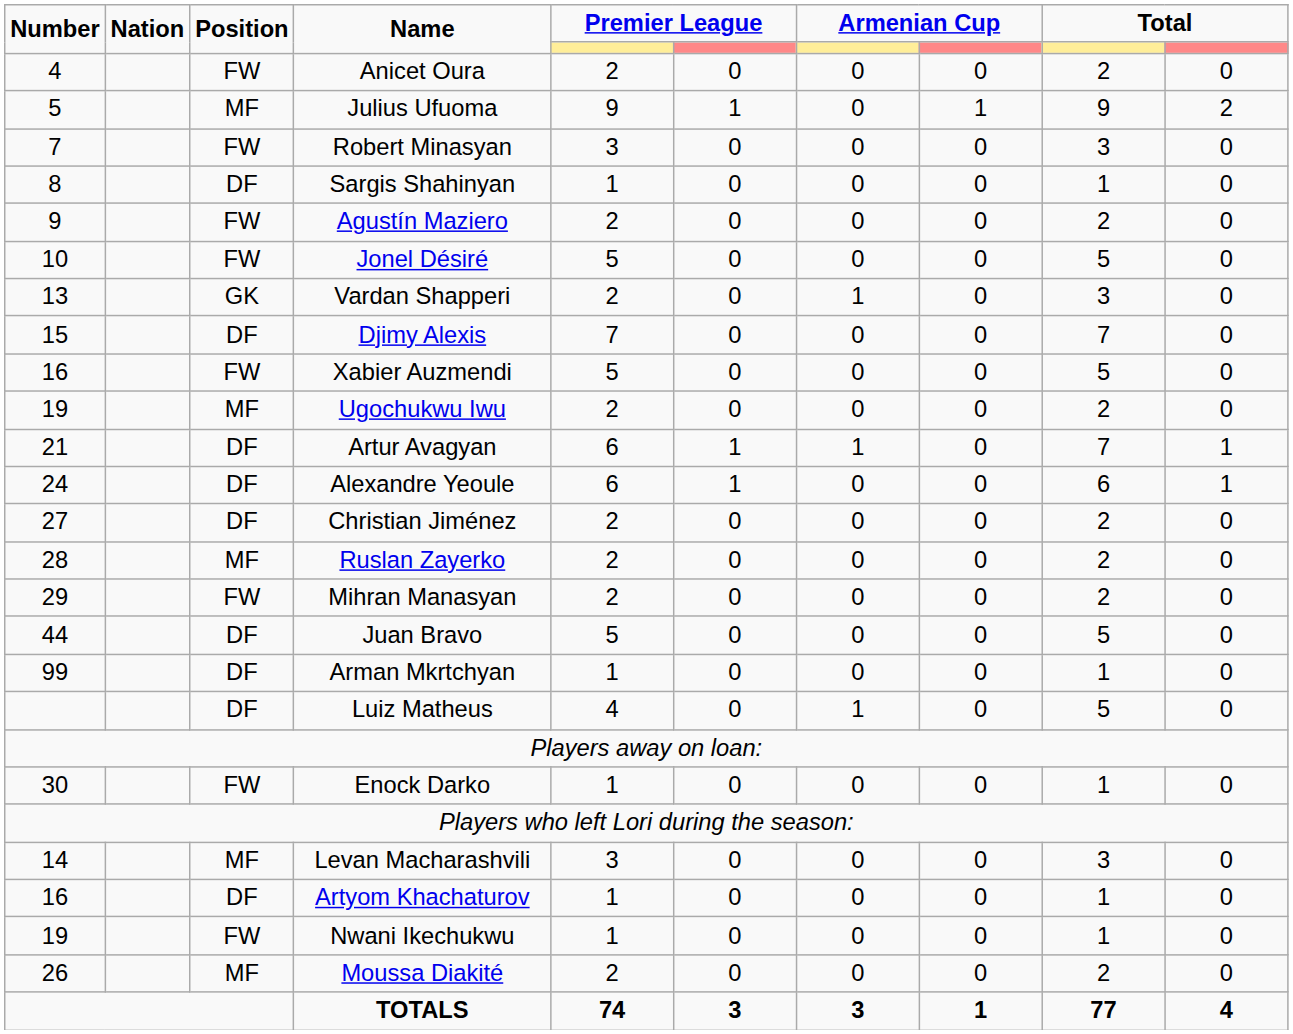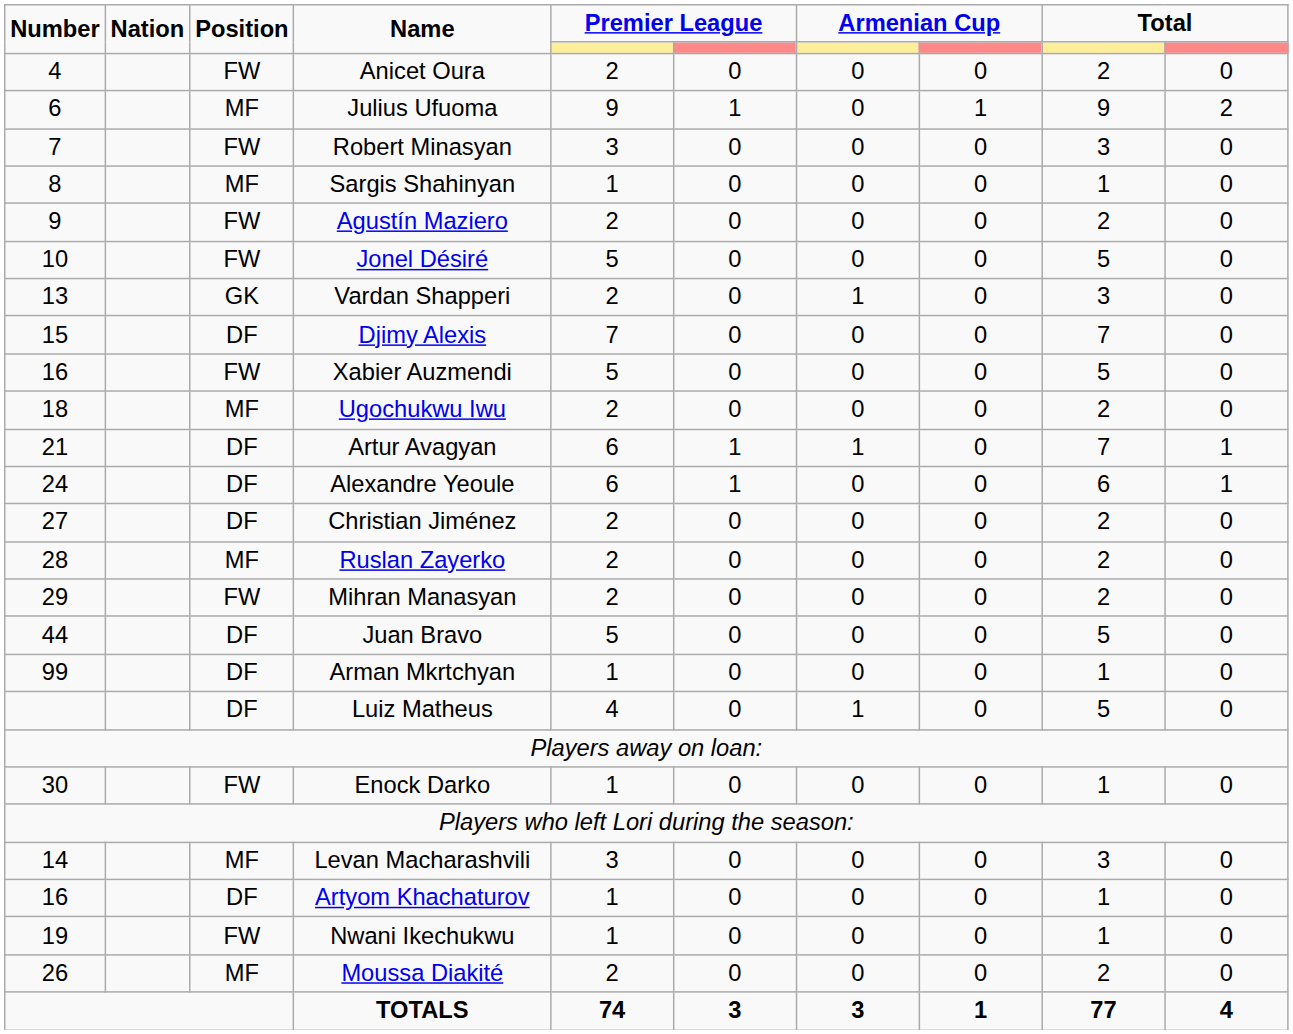(55, 109) 5 -> (55, 109) 6
(242, 184) DF -> (242, 184) MF
(55, 409) 19 -> (55, 409) 18
